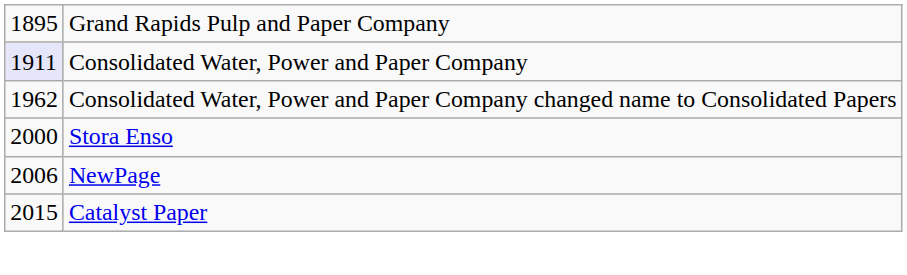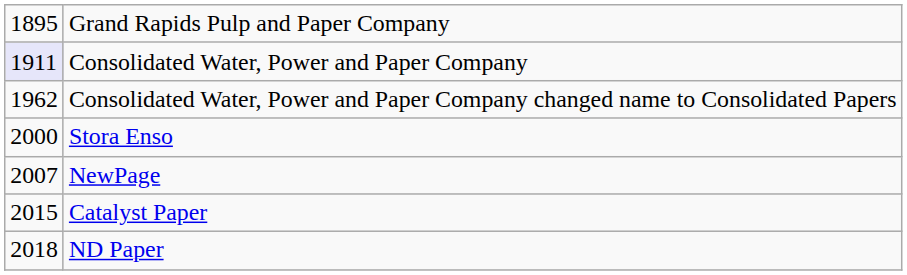(34, 174) 2006 -> (34, 174) 2007
+ row: (116, 250)
